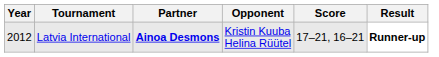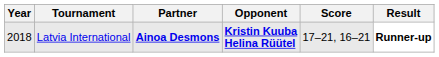(19, 37) 2012 -> (19, 37) 2018
(258, 37) normal -> (261, 37) bold
